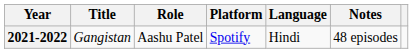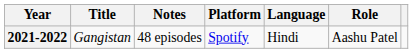columns swapped: (170, 15) <-> (366, 15)
